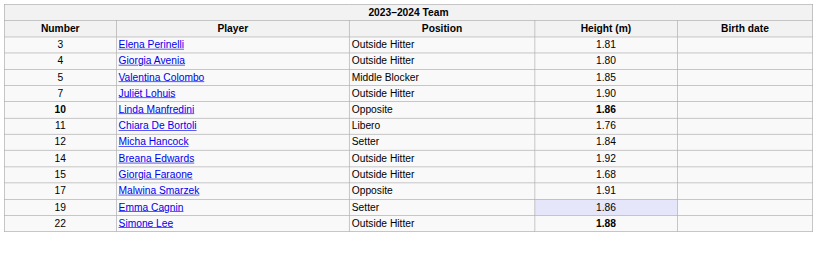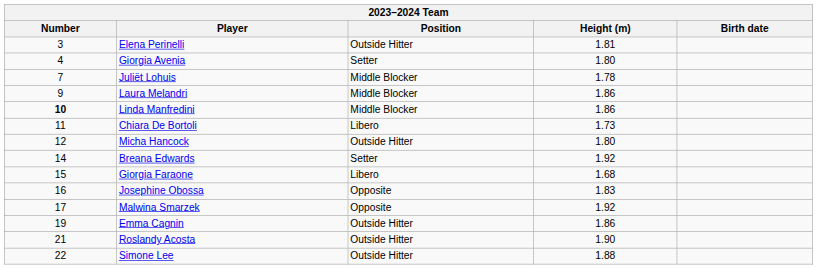(383, 61) Outside Hitter -> (364, 61) Setter
- row: (161, 77)
(383, 93) Outside Hitter -> (384, 77) Middle Blocker
(606, 93) 1.90 -> (605, 77) 1.78
+ row: (153, 93)
(372, 110) Opposite -> (384, 110) Middle Blocker
(606, 110) bold -> (605, 110) normal
(606, 126) 1.76 -> (605, 126) 1.73
(365, 142) Setter -> (382, 142) Outside Hitter
(606, 142) 1.84 -> (605, 142) 1.80
(383, 158) Outside Hitter -> (364, 158) Setter
(383, 175) Outside Hitter -> (365, 175) Libero
+ row: (161, 191)
(606, 191) 1.91 -> (605, 207) 1.92
(365, 207) Setter -> (382, 223) Outside Hitter
(606, 207) lavender background -> (605, 223) no background
+ row: (157, 239)
(606, 223) bold -> (605, 256) normal
